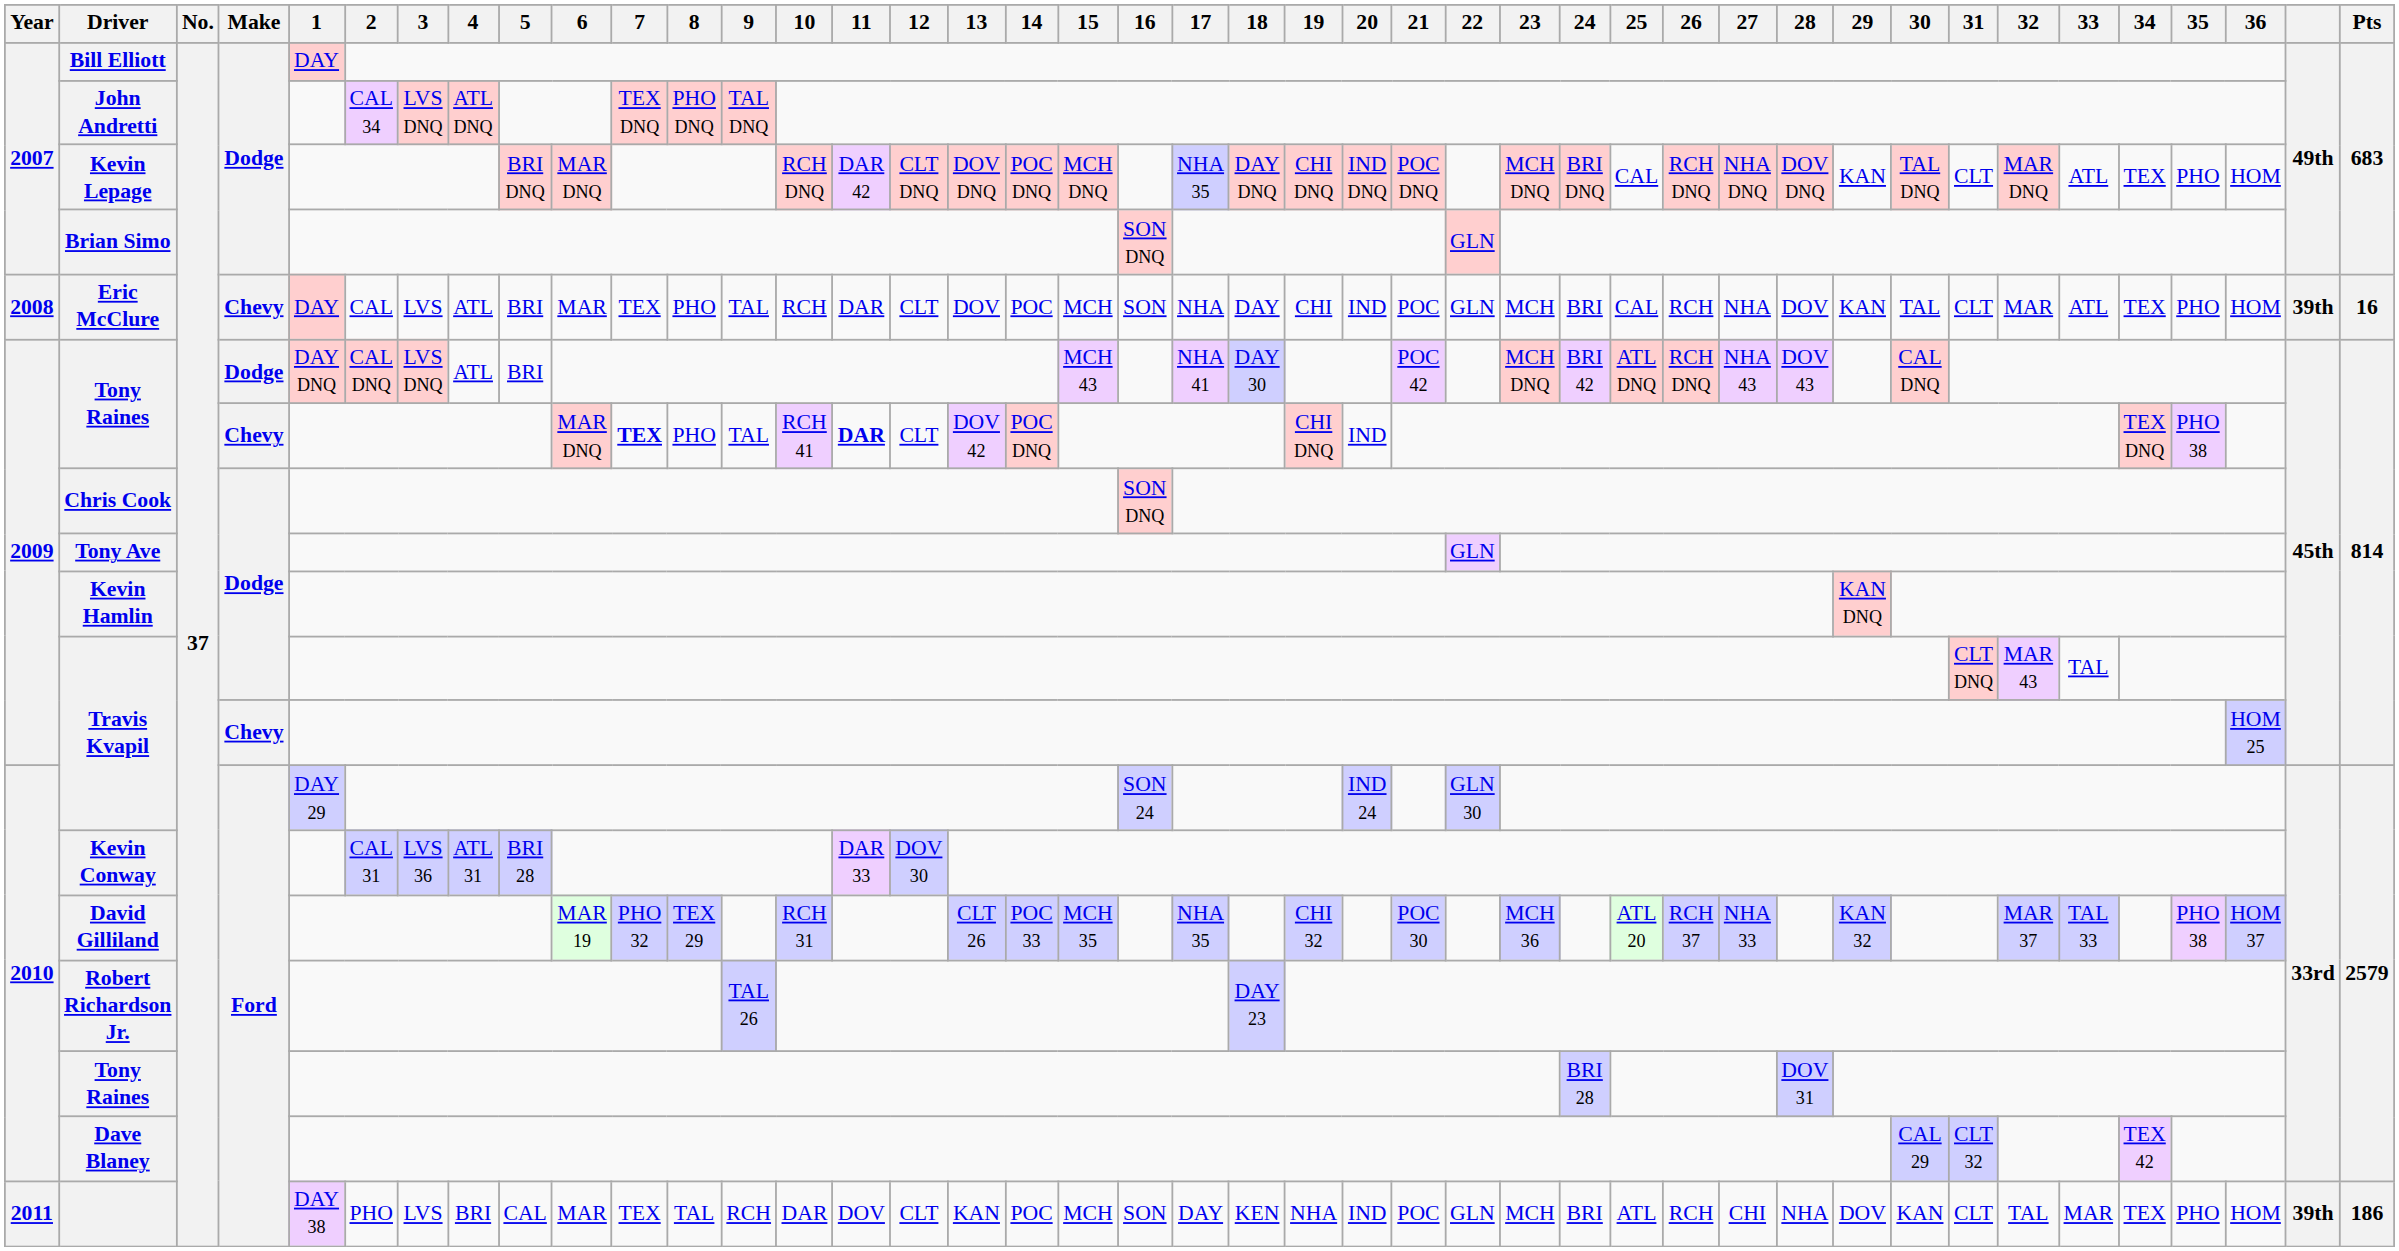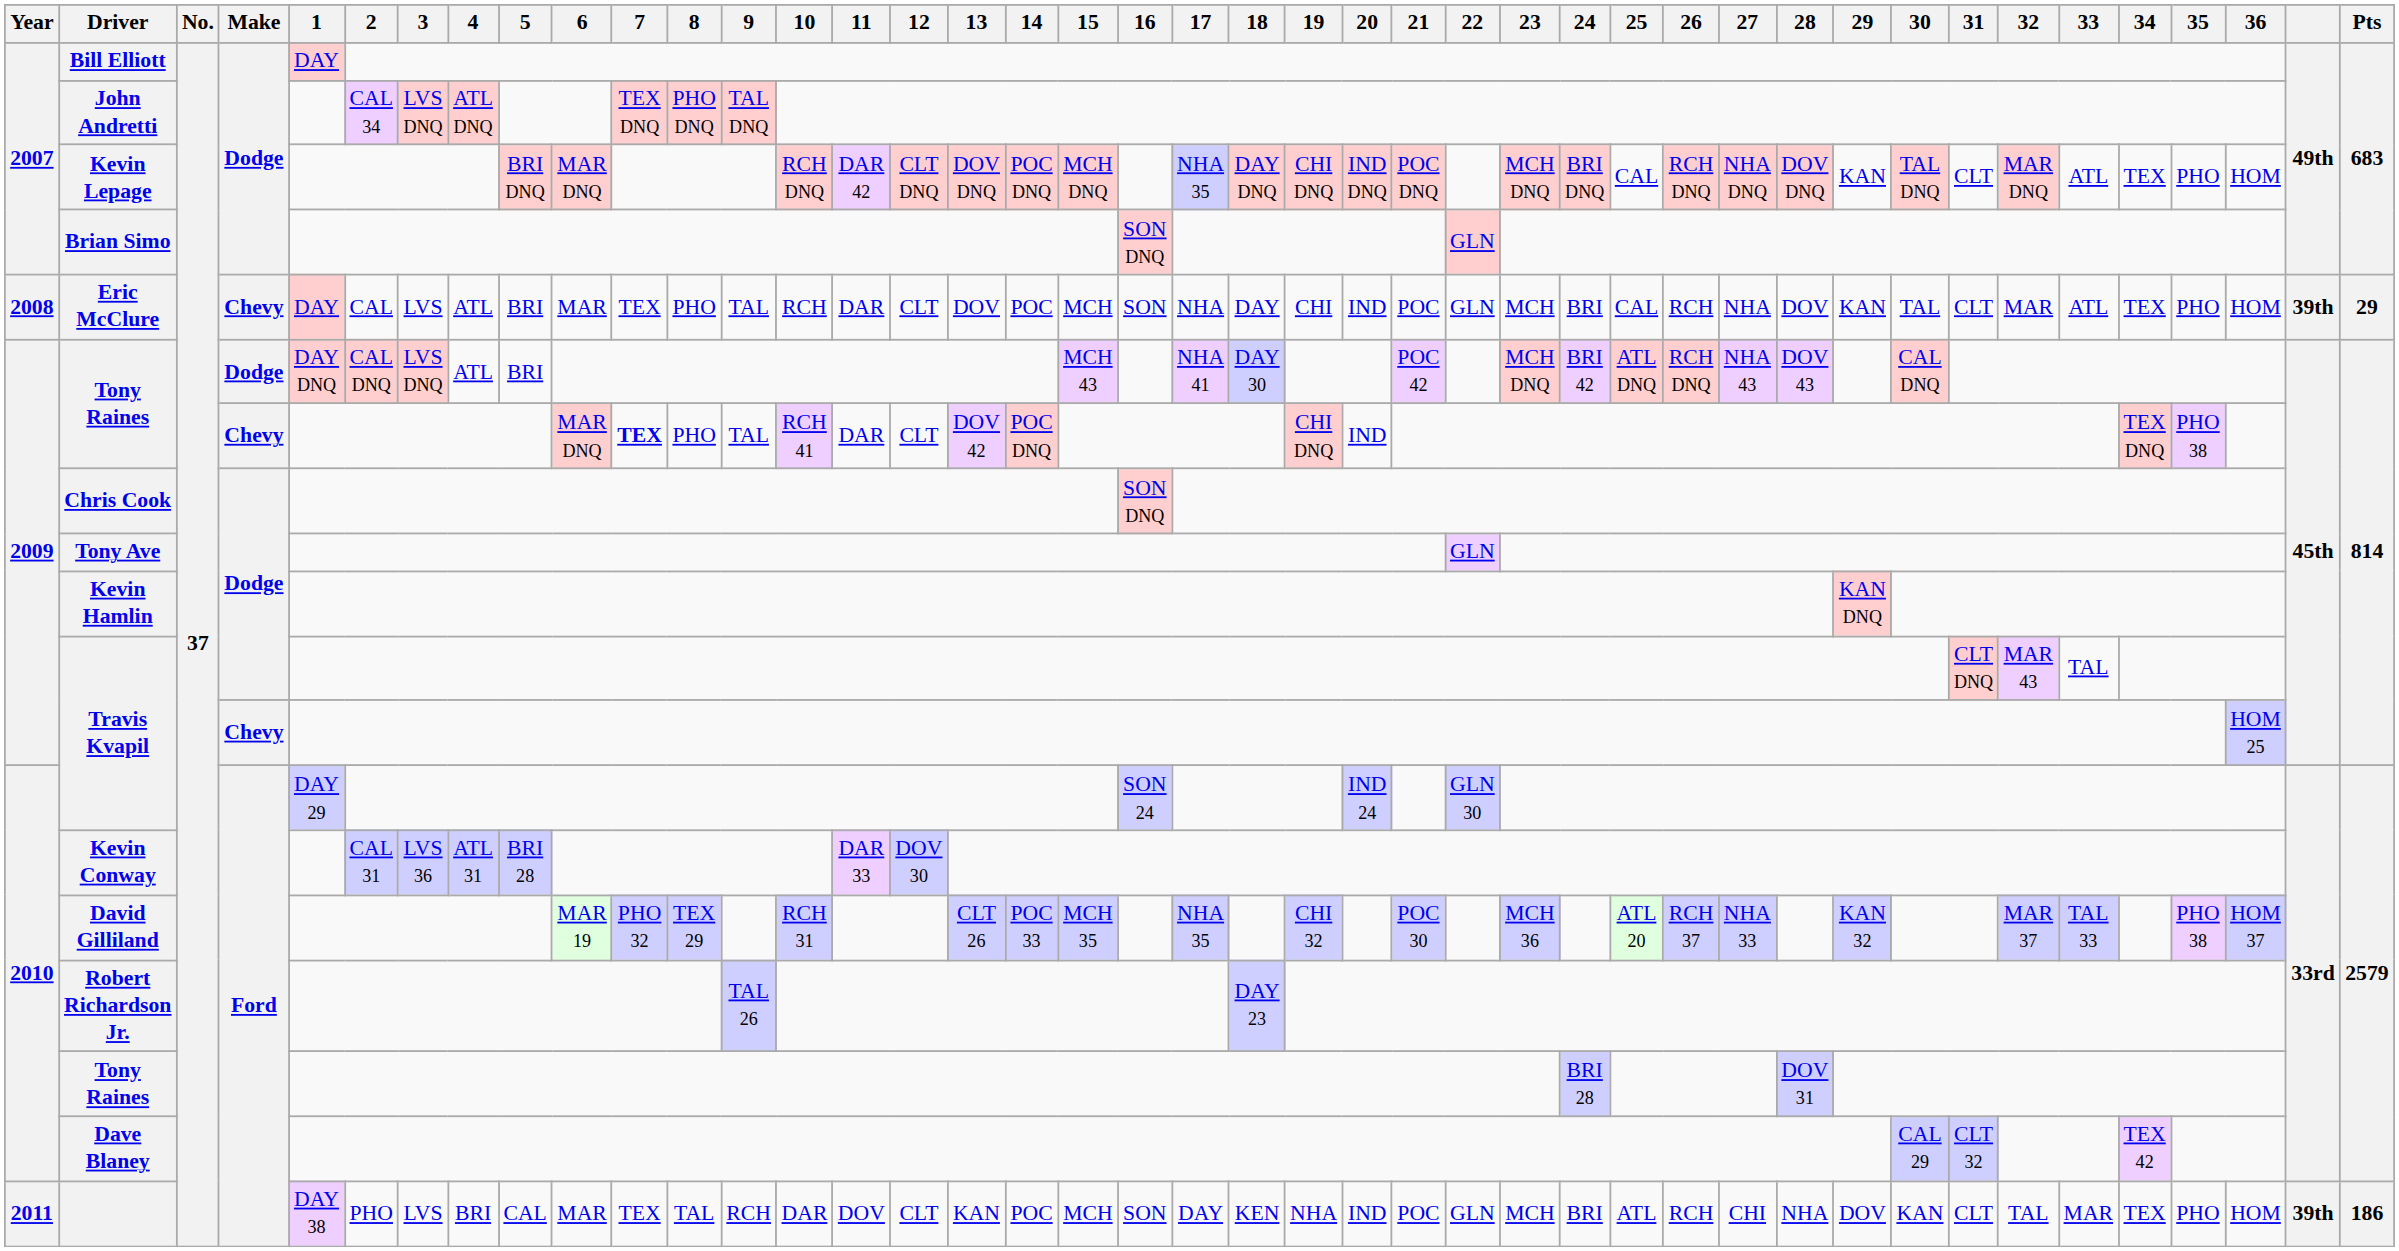(2367, 306) 16 -> (2367, 306) 29
(861, 435) bold -> (861, 435) normal
